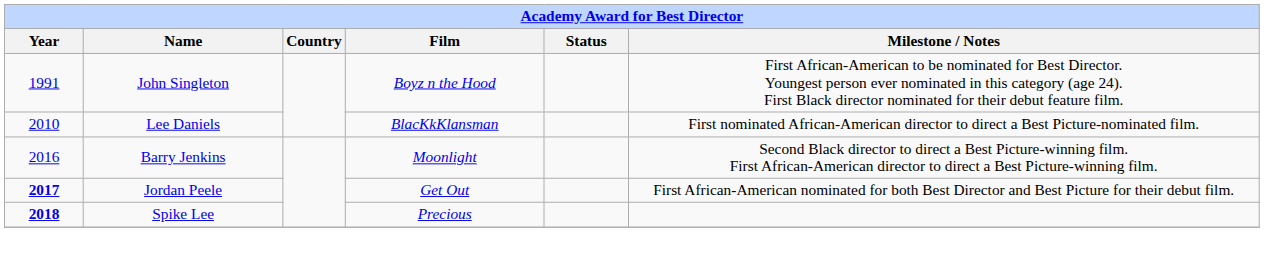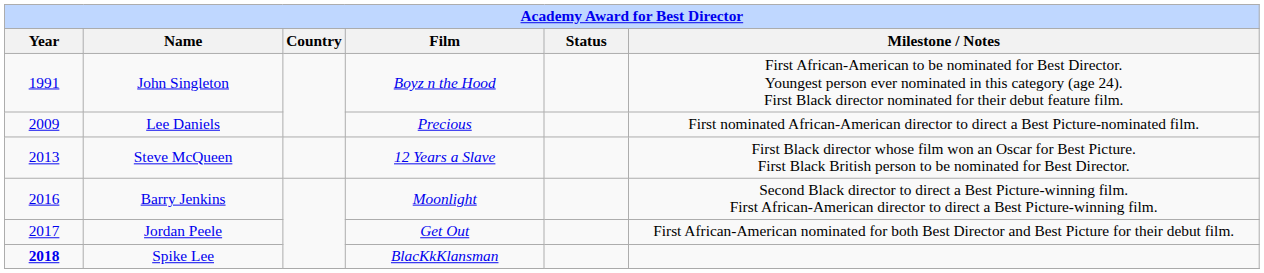(44, 124) 2010 -> (44, 124) 2009
(445, 124) BlacKkKlansman -> (445, 124) Precious
+ row: (183, 157)
(44, 190) bold -> (44, 231) normal
(445, 214) Precious -> (445, 256) BlacKkKlansman
